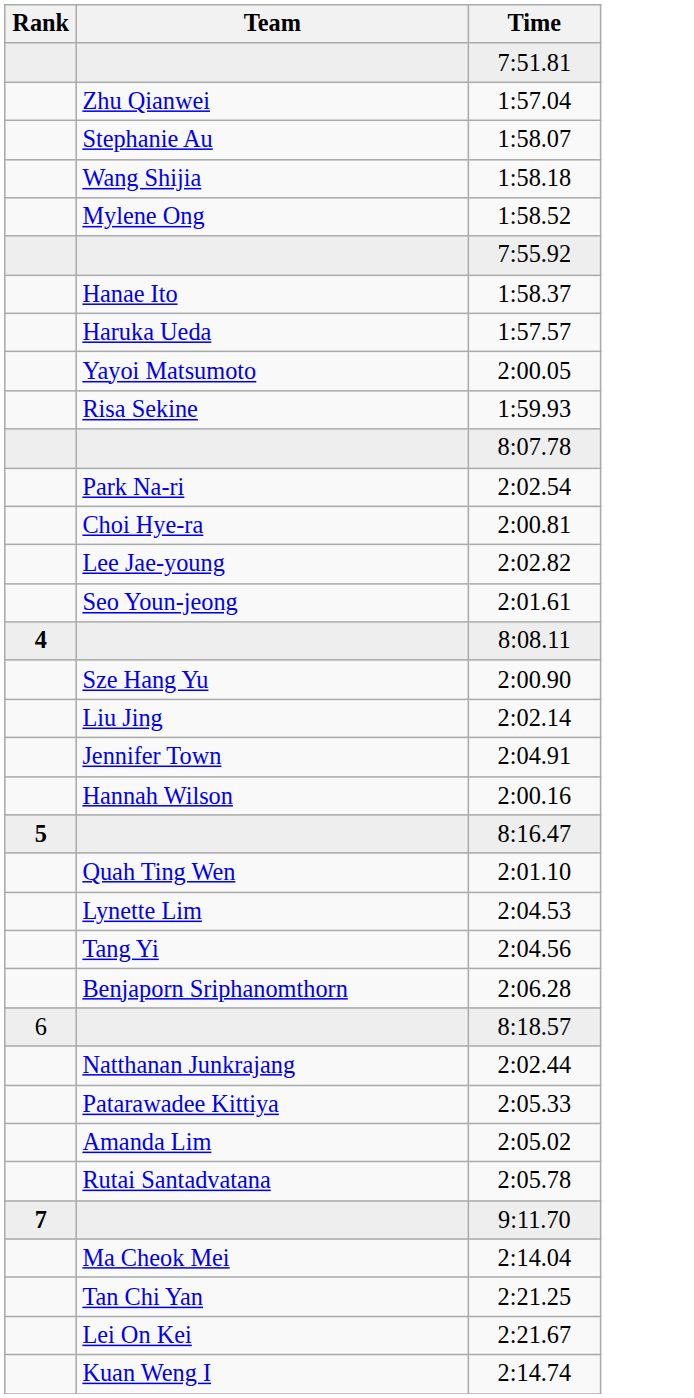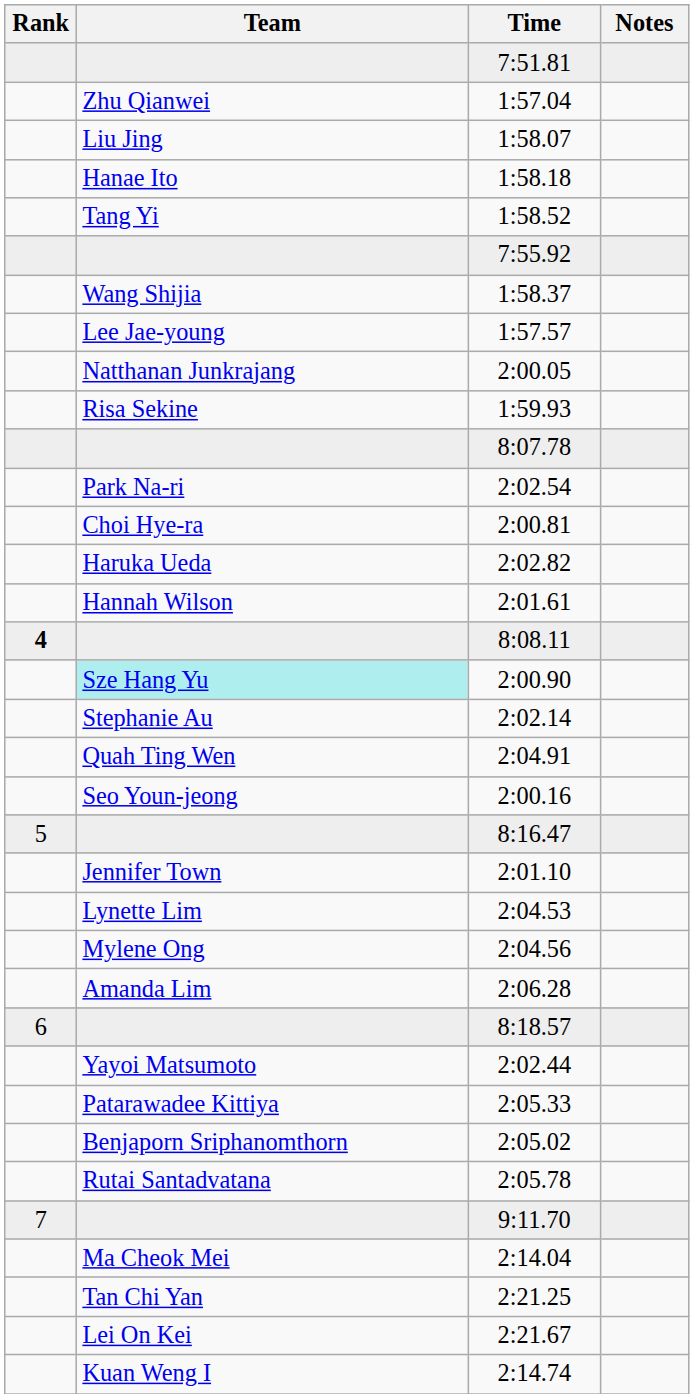+ column: (644, 23)
(148, 139) Stephanie Au -> (123, 139) Liu Jing
(142, 178) Wang Shijia -> (130, 178) Hanae Ito
(144, 216) Mylene Ong -> (121, 216) Tang Yi
(130, 293) Hanae Ito -> (142, 293) Wang Shijia
(147, 332) Haruka Ueda -> (154, 332) Lee Jae-young
(169, 370) Yayoi Matsumoto -> (189, 370) Natthanan Junkrajang
(154, 563) Lee Jae-young -> (147, 563) Haruka Ueda
(160, 602) Seo Youn-jeong -> (158, 602) Hannah Wilson
(145, 679) no background -> (145, 679) paleturquoise background
(123, 718) Liu Jing -> (148, 718) Stephanie Au
(152, 756) Jennifer Town -> (159, 756) Quah Ting Wen
(158, 795) Hannah Wilson -> (160, 795) Seo Youn-jeong
(41, 833) bold -> (41, 833) normal
(159, 872) Quah Ting Wen -> (152, 872) Jennifer Town
(121, 949) Tang Yi -> (144, 949) Mylene Ong
(215, 988) Benjaporn Sriphanomthorn -> (147, 988) Amanda Lim
(189, 1065) Natthanan Junkrajang -> (169, 1065) Yayoi Matsumoto
(147, 1142) Amanda Lim -> (215, 1142) Benjaporn Sriphanomthorn
(41, 1219) bold -> (41, 1219) normal
